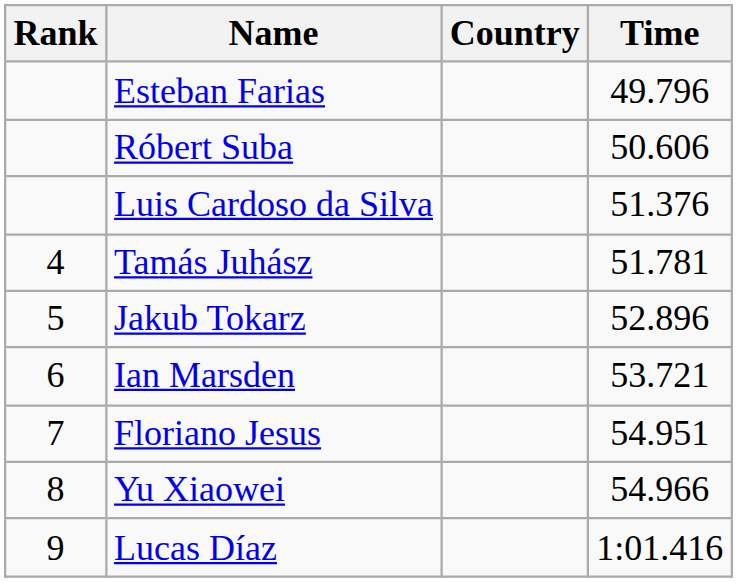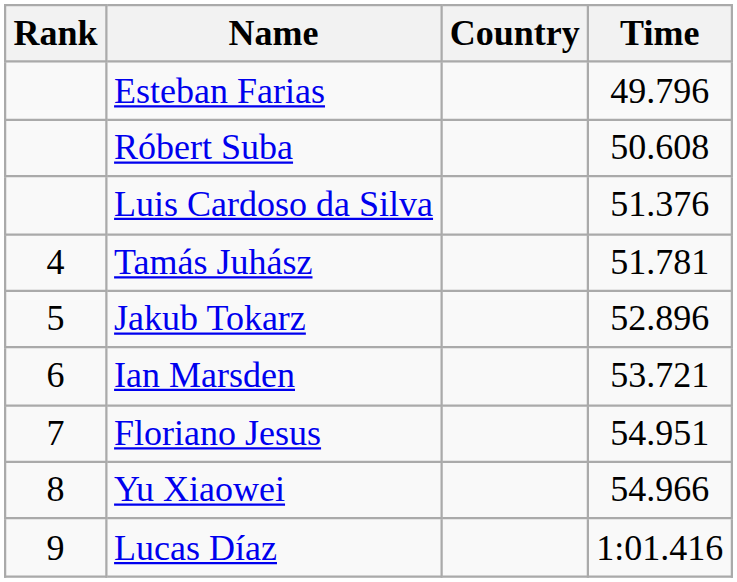(660, 147) 50.606 -> (660, 147) 50.608
